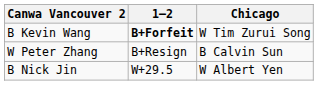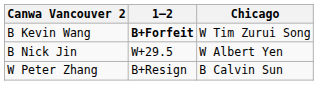rows swapped: (52, 52) <-> (42, 70)
